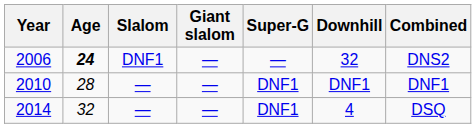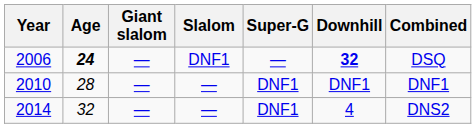columns swapped: (143, 25) <-> (210, 25)
(349, 60) normal -> (349, 60) bold
(428, 60) DNS2 -> (428, 60) DSQ
(428, 110) DSQ -> (428, 110) DNS2
